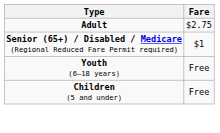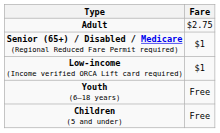+ row: (95, 68)
